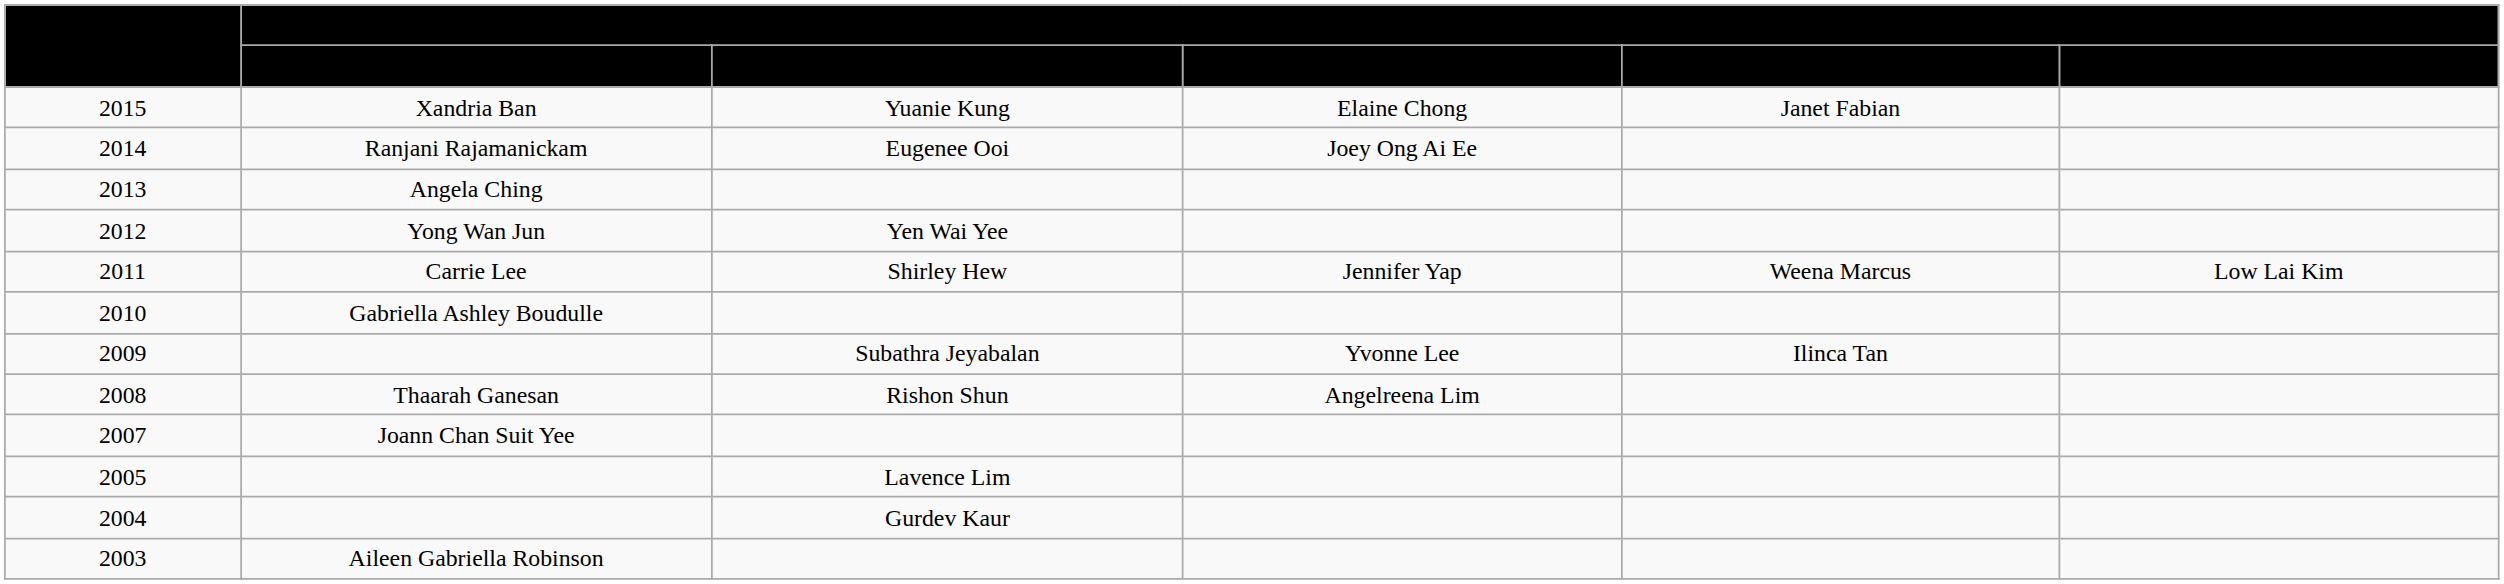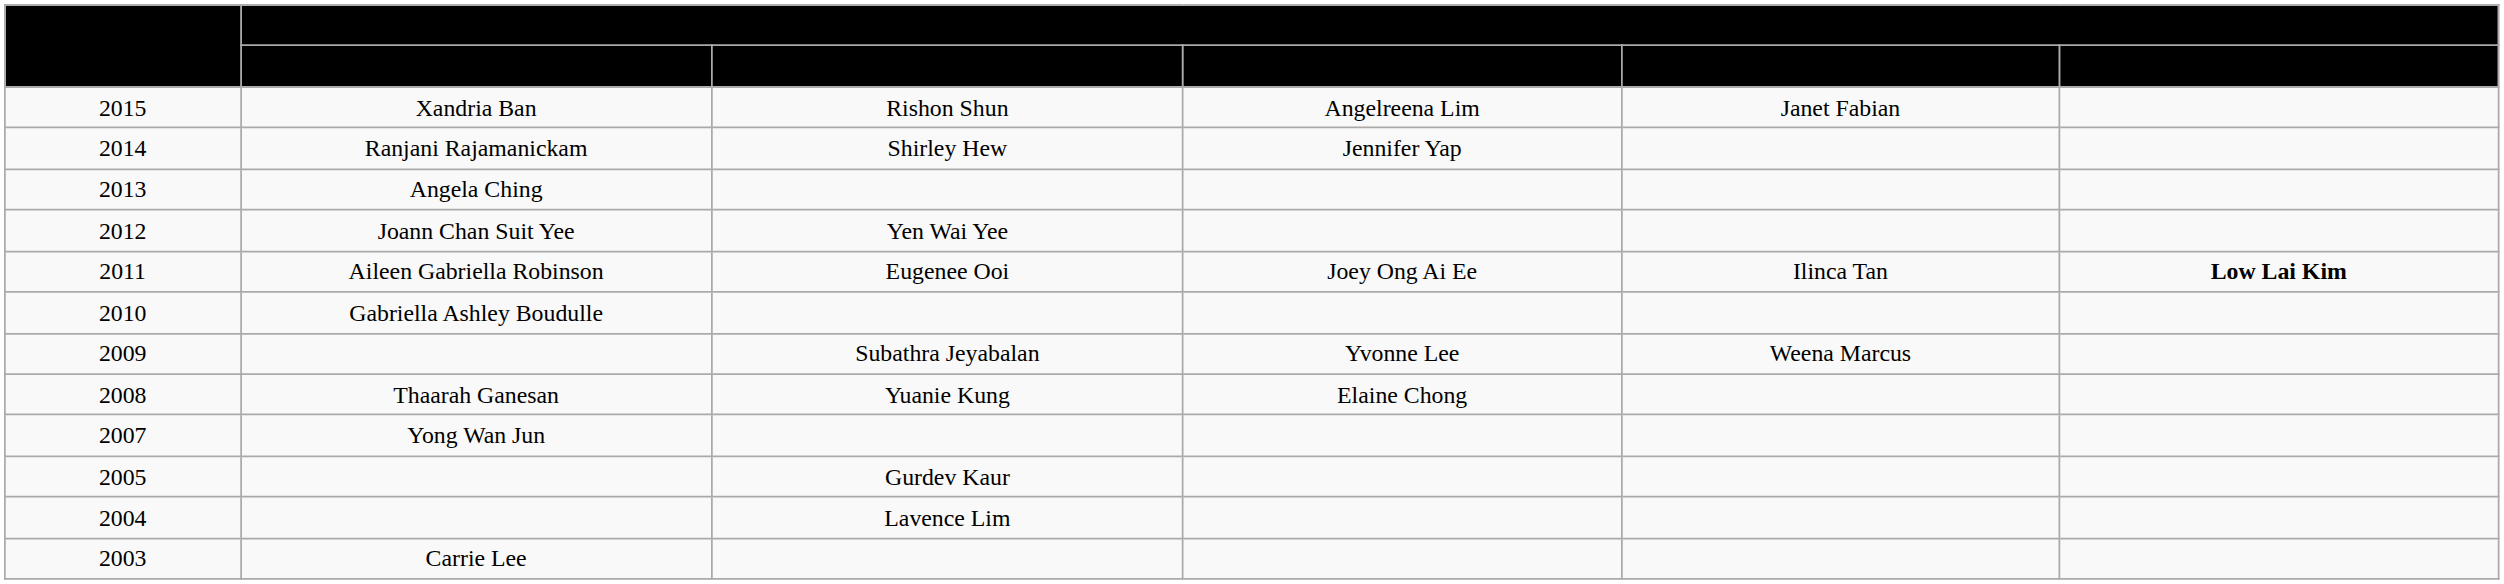(947, 107) Yuanie Kung -> (947, 107) Rishon Shun
(1402, 107) Elaine Chong -> (1402, 107) Angelreena Lim
(947, 148) Eugenee Ooi -> (947, 148) Shirley Hew
(1402, 148) Joey Ong Ai Ee -> (1402, 148) Jennifer Yap
(476, 230) Yong Wan Jun -> (476, 230) Joann Chan Suit Yee
(476, 271) Carrie Lee -> (476, 271) Aileen Gabriella Robinson
(947, 271) Shirley Hew -> (947, 271) Eugenee Ooi
(1402, 271) Jennifer Yap -> (1402, 271) Joey Ong Ai Ee
(1840, 271) Weena Marcus -> (1840, 271) Ilinca Tan
(2279, 271) normal -> (2279, 271) bold
(1840, 353) Ilinca Tan -> (1840, 353) Weena Marcus
(947, 394) Rishon Shun -> (947, 394) Yuanie Kung
(1402, 394) Angelreena Lim -> (1402, 394) Elaine Chong
(476, 435) Joann Chan Suit Yee -> (476, 435) Yong Wan Jun
(947, 476) Lavence Lim -> (947, 476) Gurdev Kaur
(947, 517) Gurdev Kaur -> (947, 517) Lavence Lim
(476, 558) Aileen Gabriella Robinson -> (476, 558) Carrie Lee
